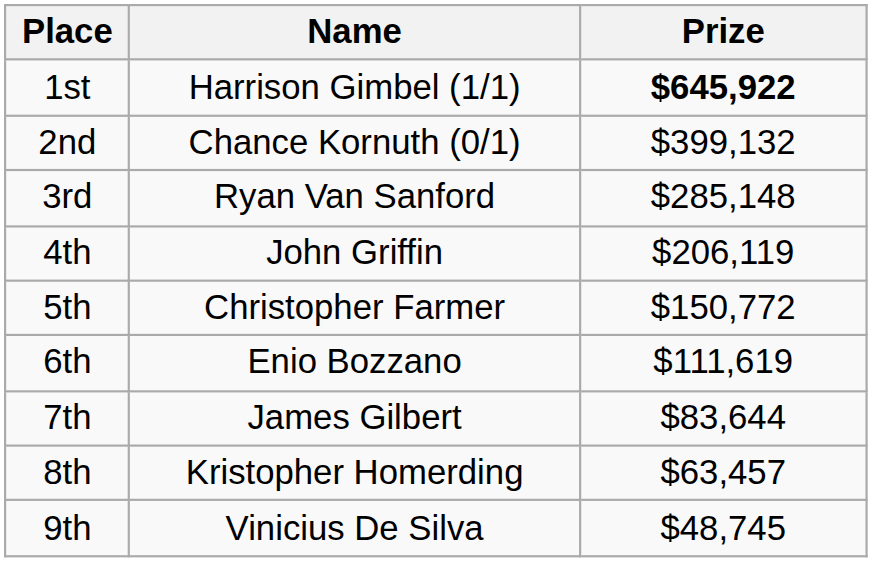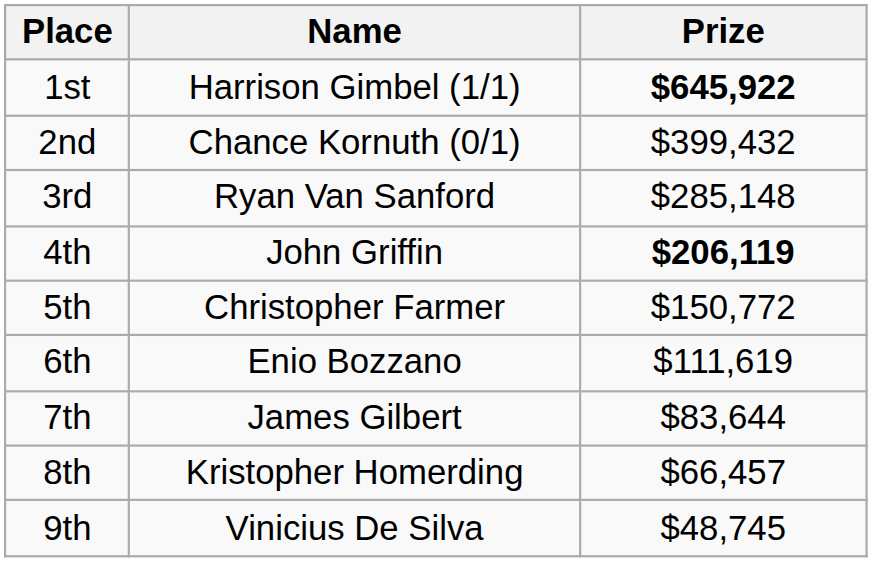(723, 142) $399,132 -> (723, 142) $399,432
(723, 252) normal -> (723, 252) bold
(723, 472) $63,457 -> (723, 472) $66,457
